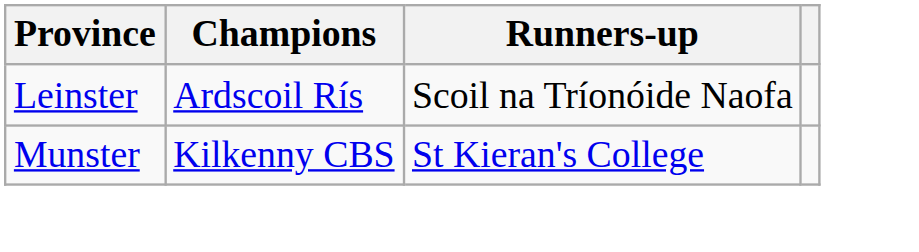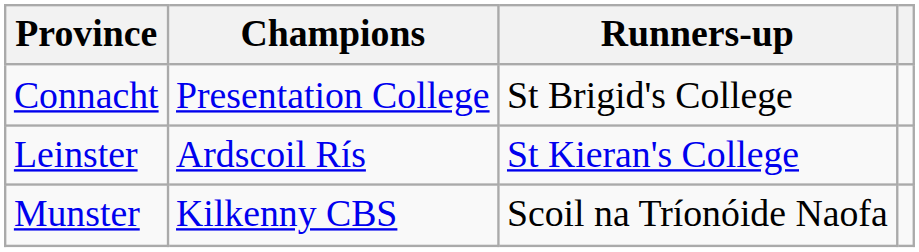+ row: (86, 94)
(602, 94) Scoil na Tríonóide Naofa -> (653, 154) St Kieran's College
(558, 154) St Kieran's College -> (697, 214) Scoil na Tríonóide Naofa
